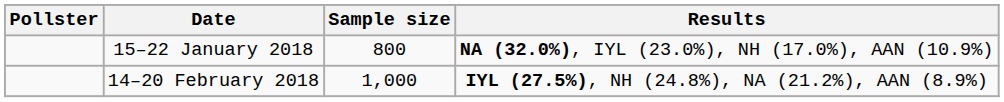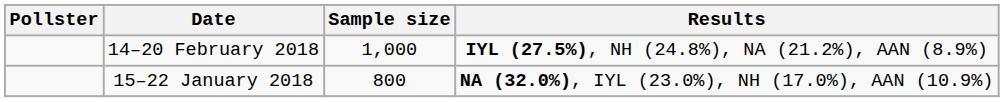rows swapped: (213, 80) <-> (213, 50)
